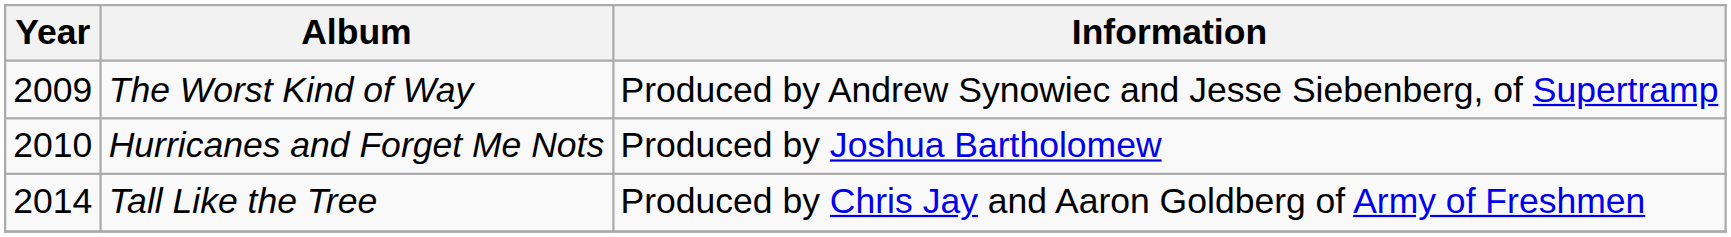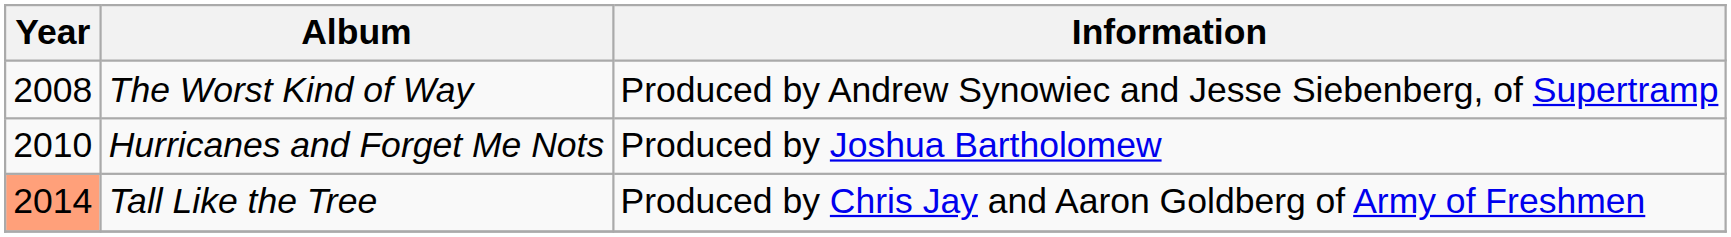(53, 88) 2009 -> (53, 88) 2008
(53, 201) no background -> (53, 201) lightsalmon background
